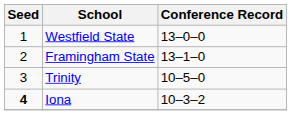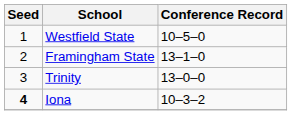(183, 36) 13–0–0 -> (183, 36) 10–5–0
(183, 78) 10–5–0 -> (183, 78) 13–0–0
